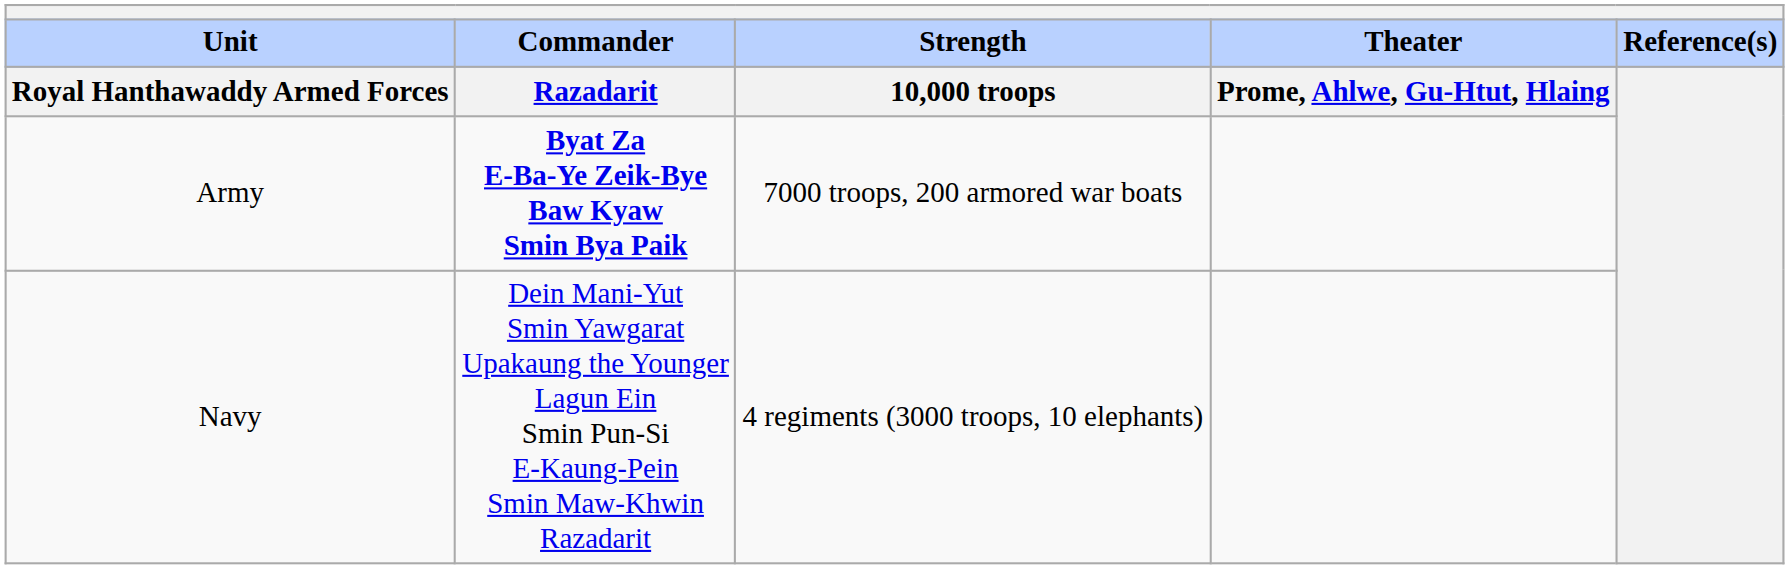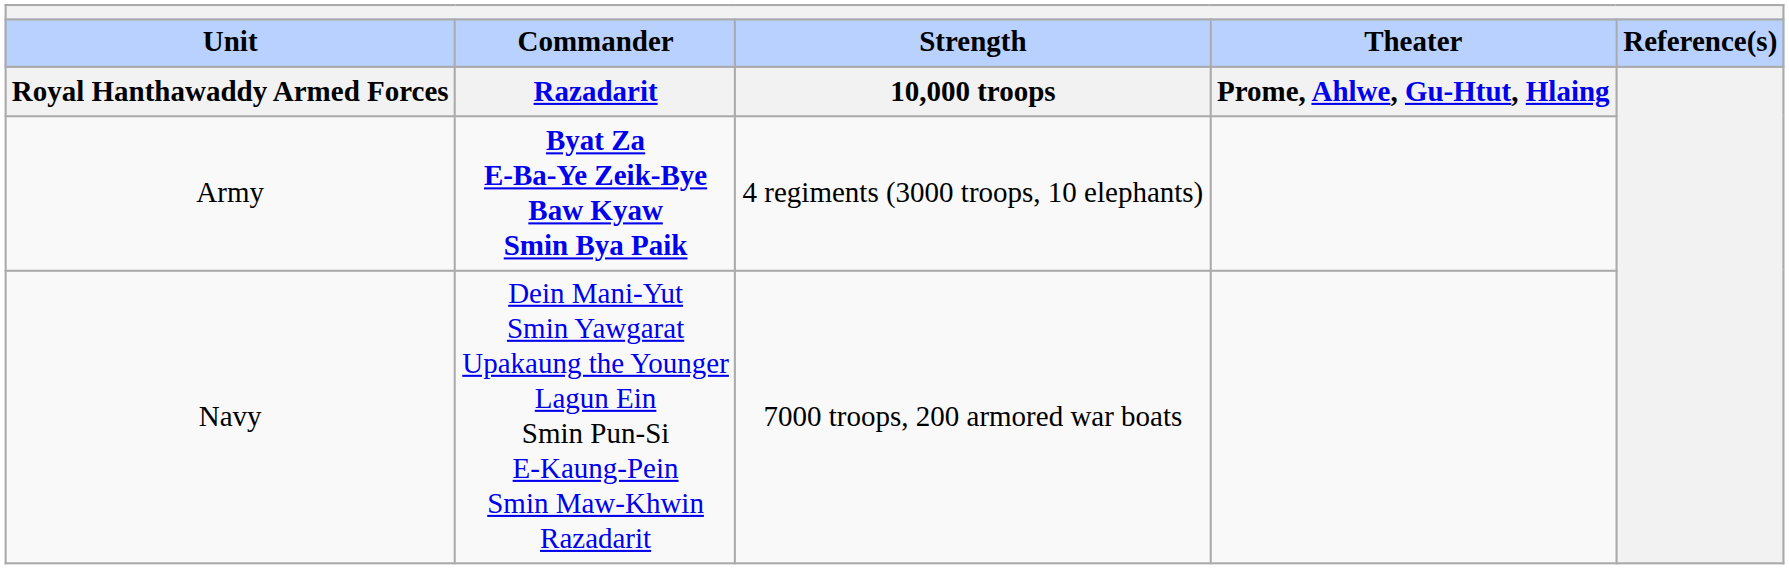(973, 192) 7000 troops, 200 armored war boats -> (973, 192) 4 regiments (3000 troops, 10 elephants)
(973, 416) 4 regiments (3000 troops, 10 elephants) -> (973, 416) 7000 troops, 200 armored war boats
